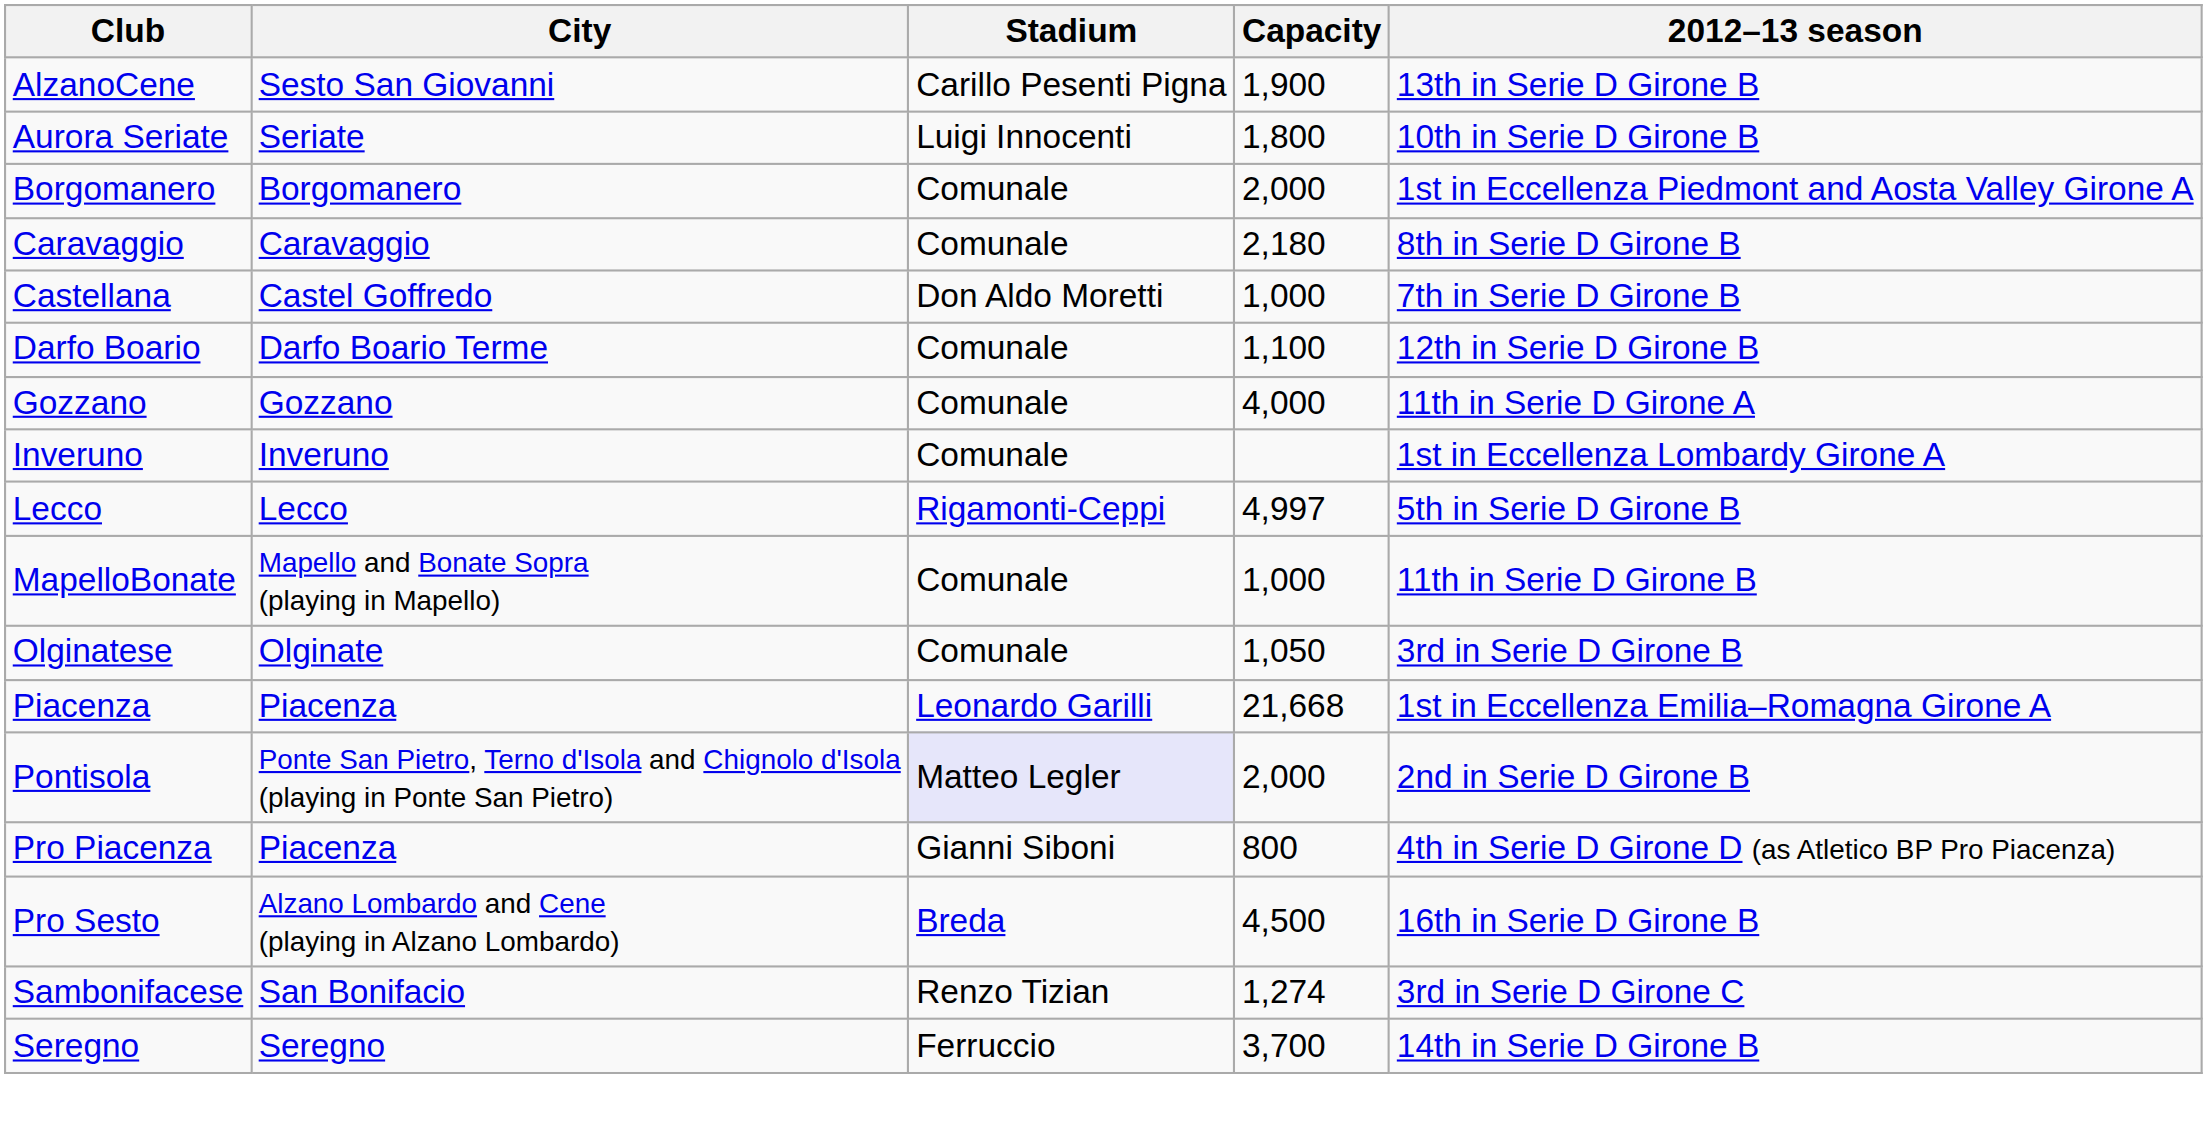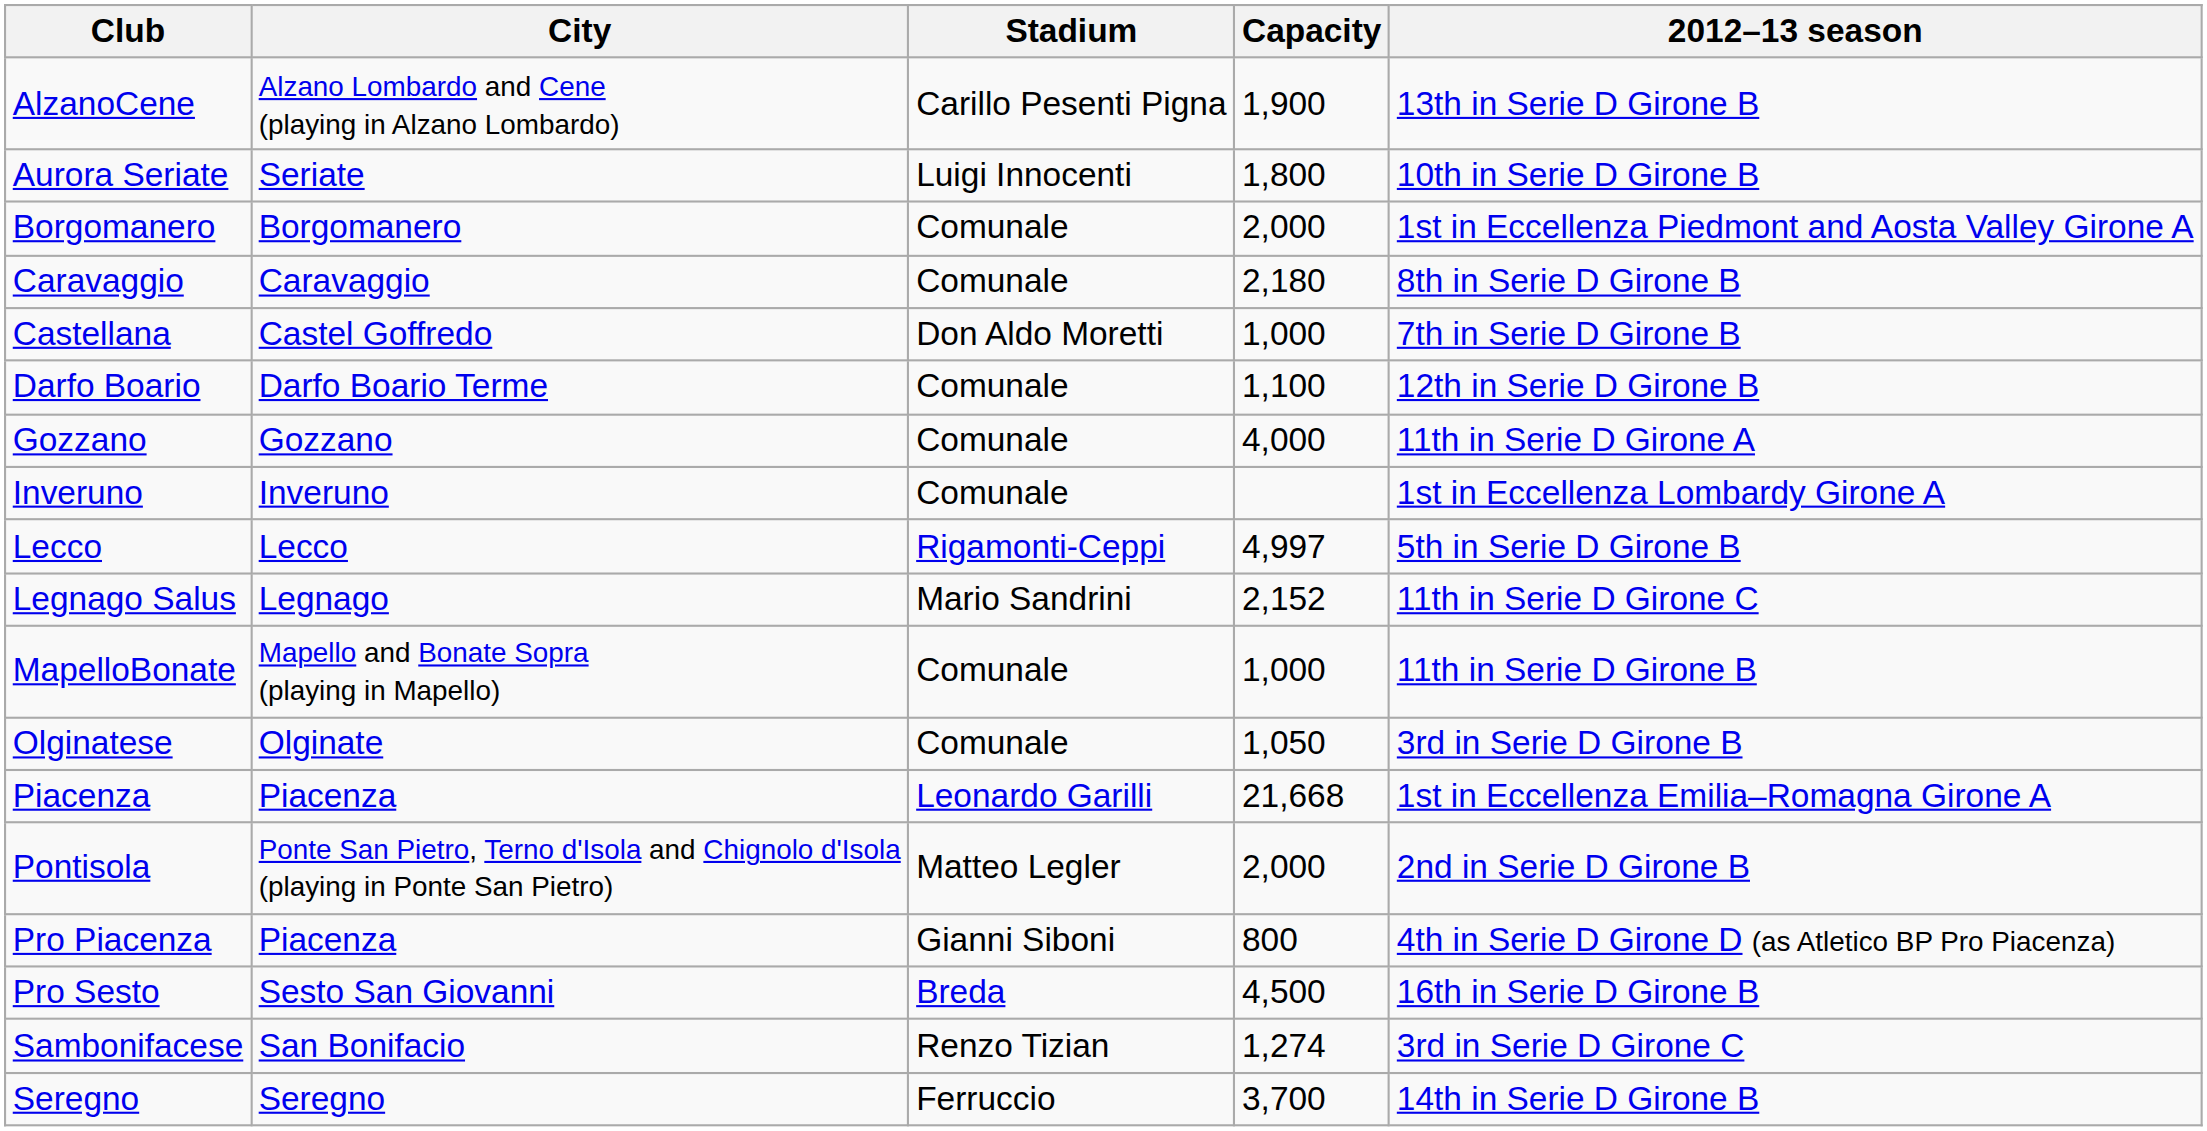(406, 84) Sesto San Giovanni -> (439, 104) Alzano Lombardo and Cene (playing in Alzano Lombardo)
+ row: (124, 598)
(1018, 776) lavender background -> (1018, 867) no background
(439, 922) Alzano Lombardo and Cene (playing in Alzano Lombardo) -> (406, 992) Sesto San Giovanni
